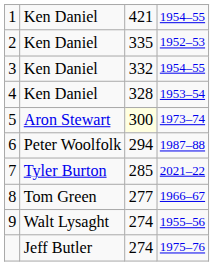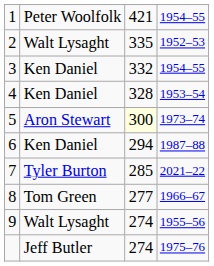(61, 17) Ken Daniel -> (73, 17) Peter Woolfolk
(61, 42) Ken Daniel -> (66, 42) Walt Lysaght
(73, 145) Peter Woolfolk -> (61, 145) Ken Daniel
